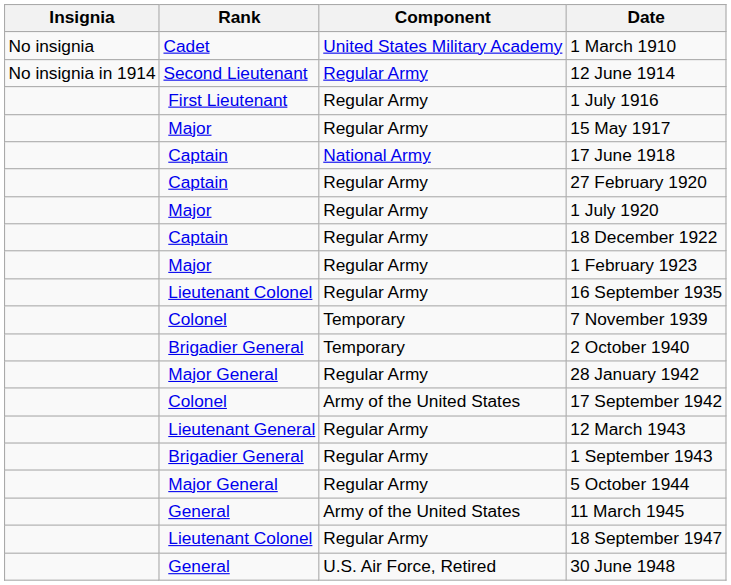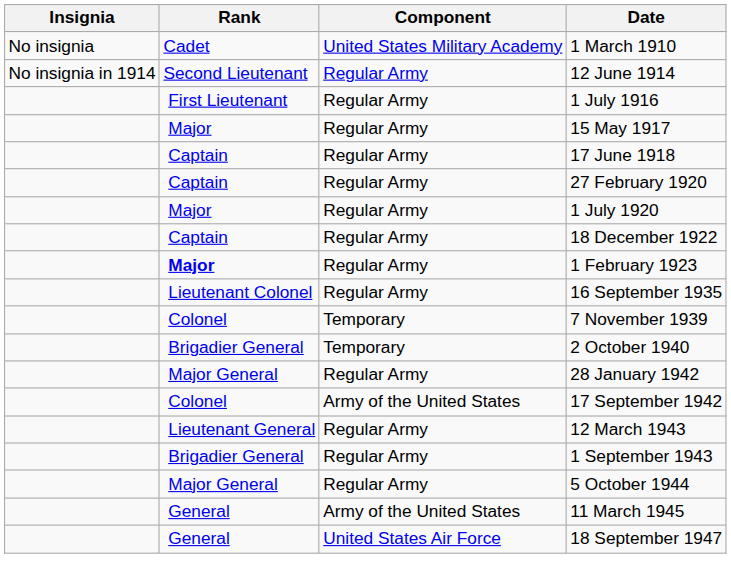(377, 155) National Army -> (376, 155) Regular Army
(187, 264) normal -> (189, 264) bold
(238, 538) Lieutenant Colonel -> (197, 538) General
(376, 538) Regular Army -> (412, 538) United States Air Force
- row: (623, 566)
